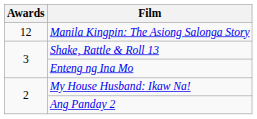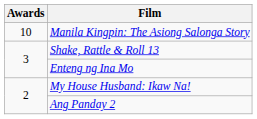(26, 31) 12 -> (26, 31) 10
